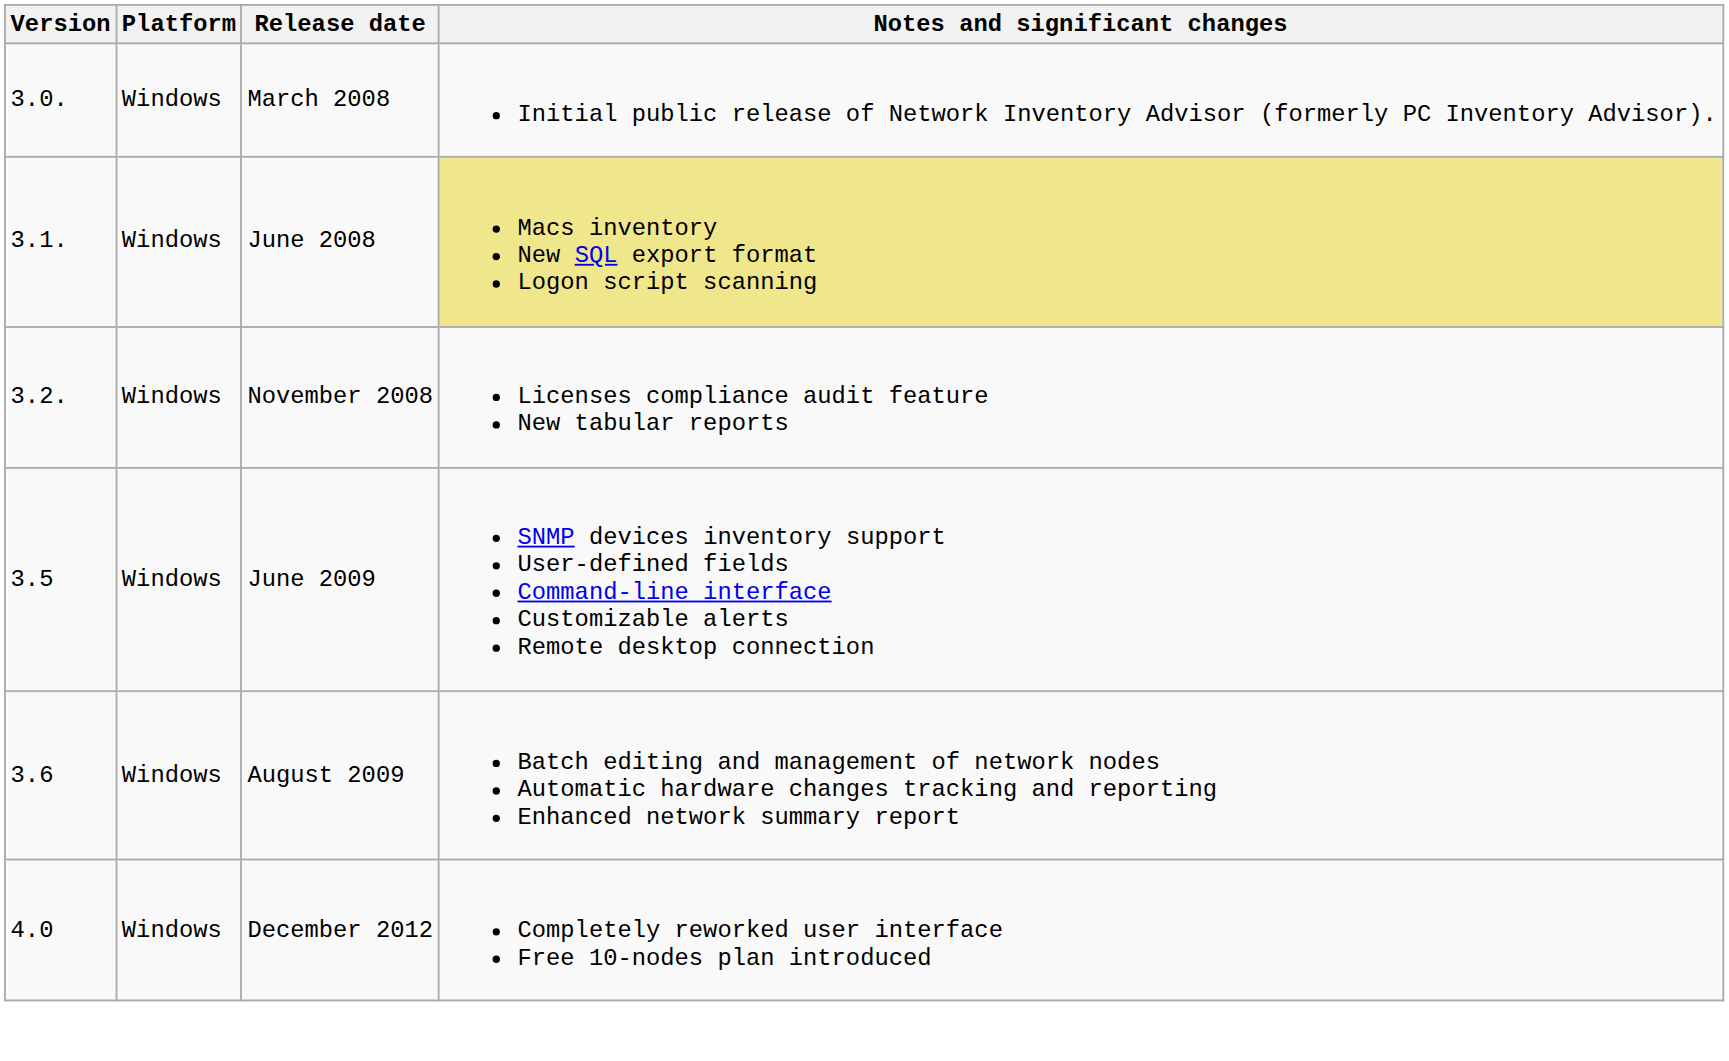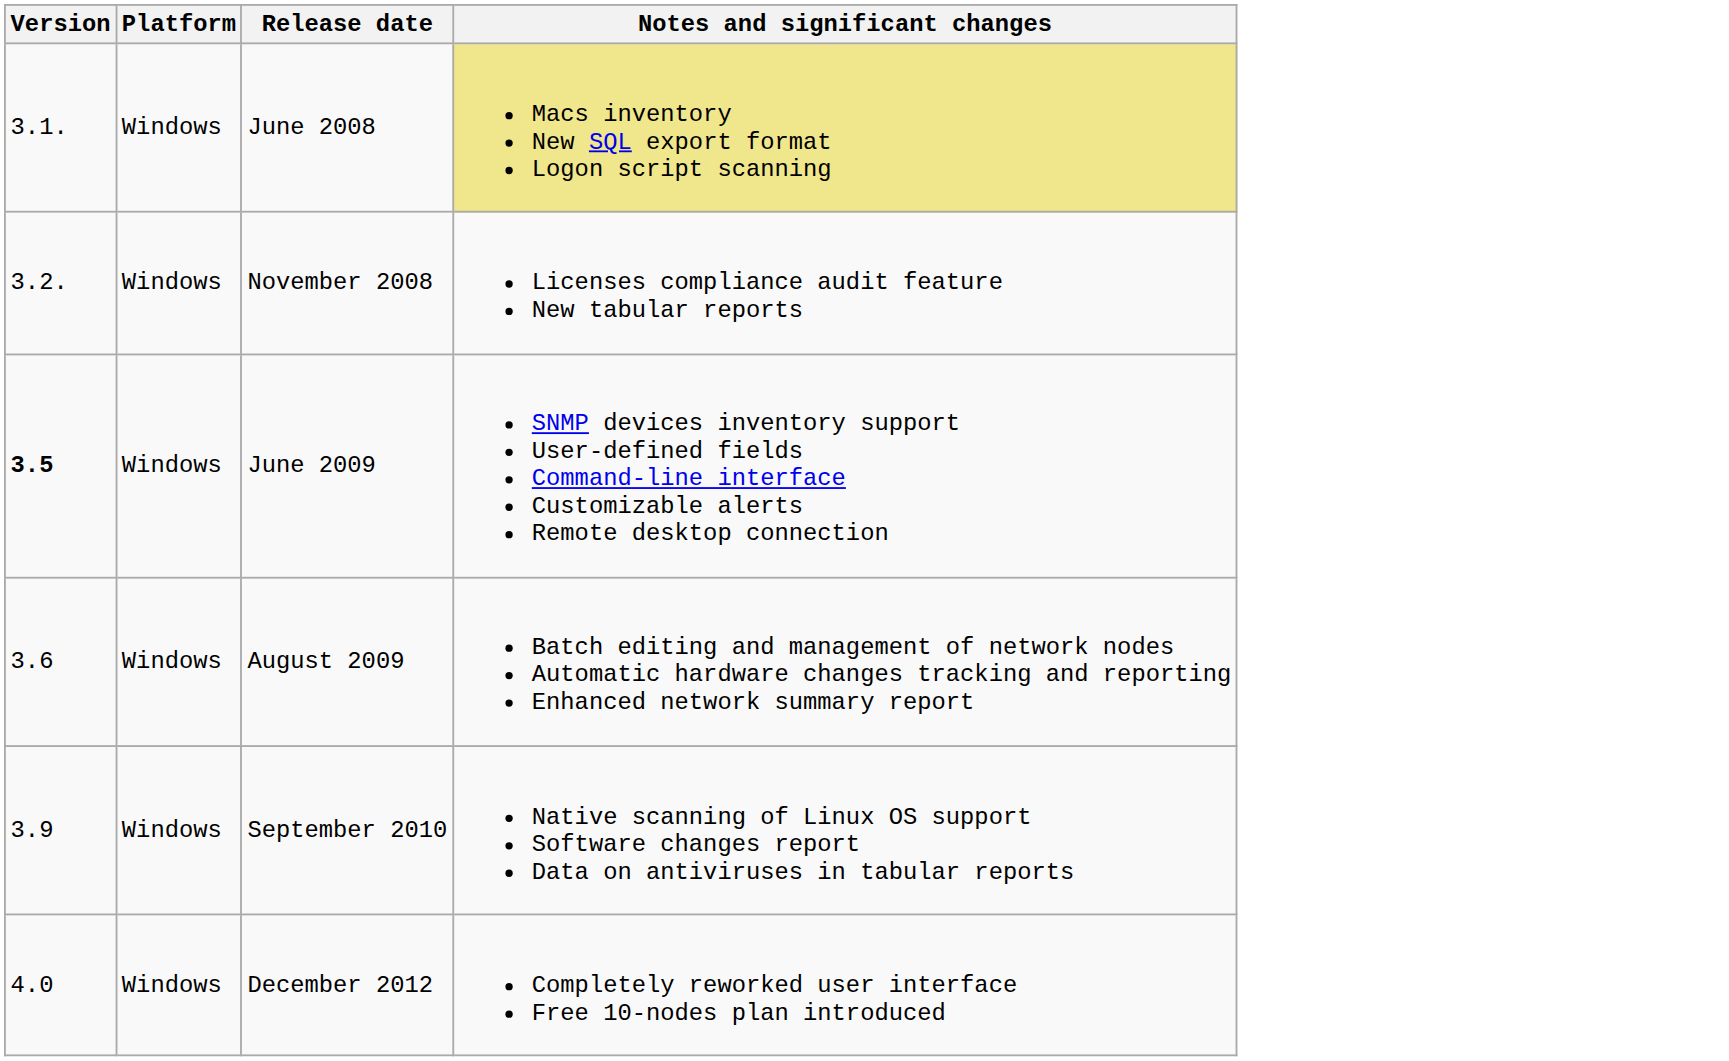- row: (319, 101)
(32, 579) normal -> (32, 465) bold
+ row: (347, 830)
